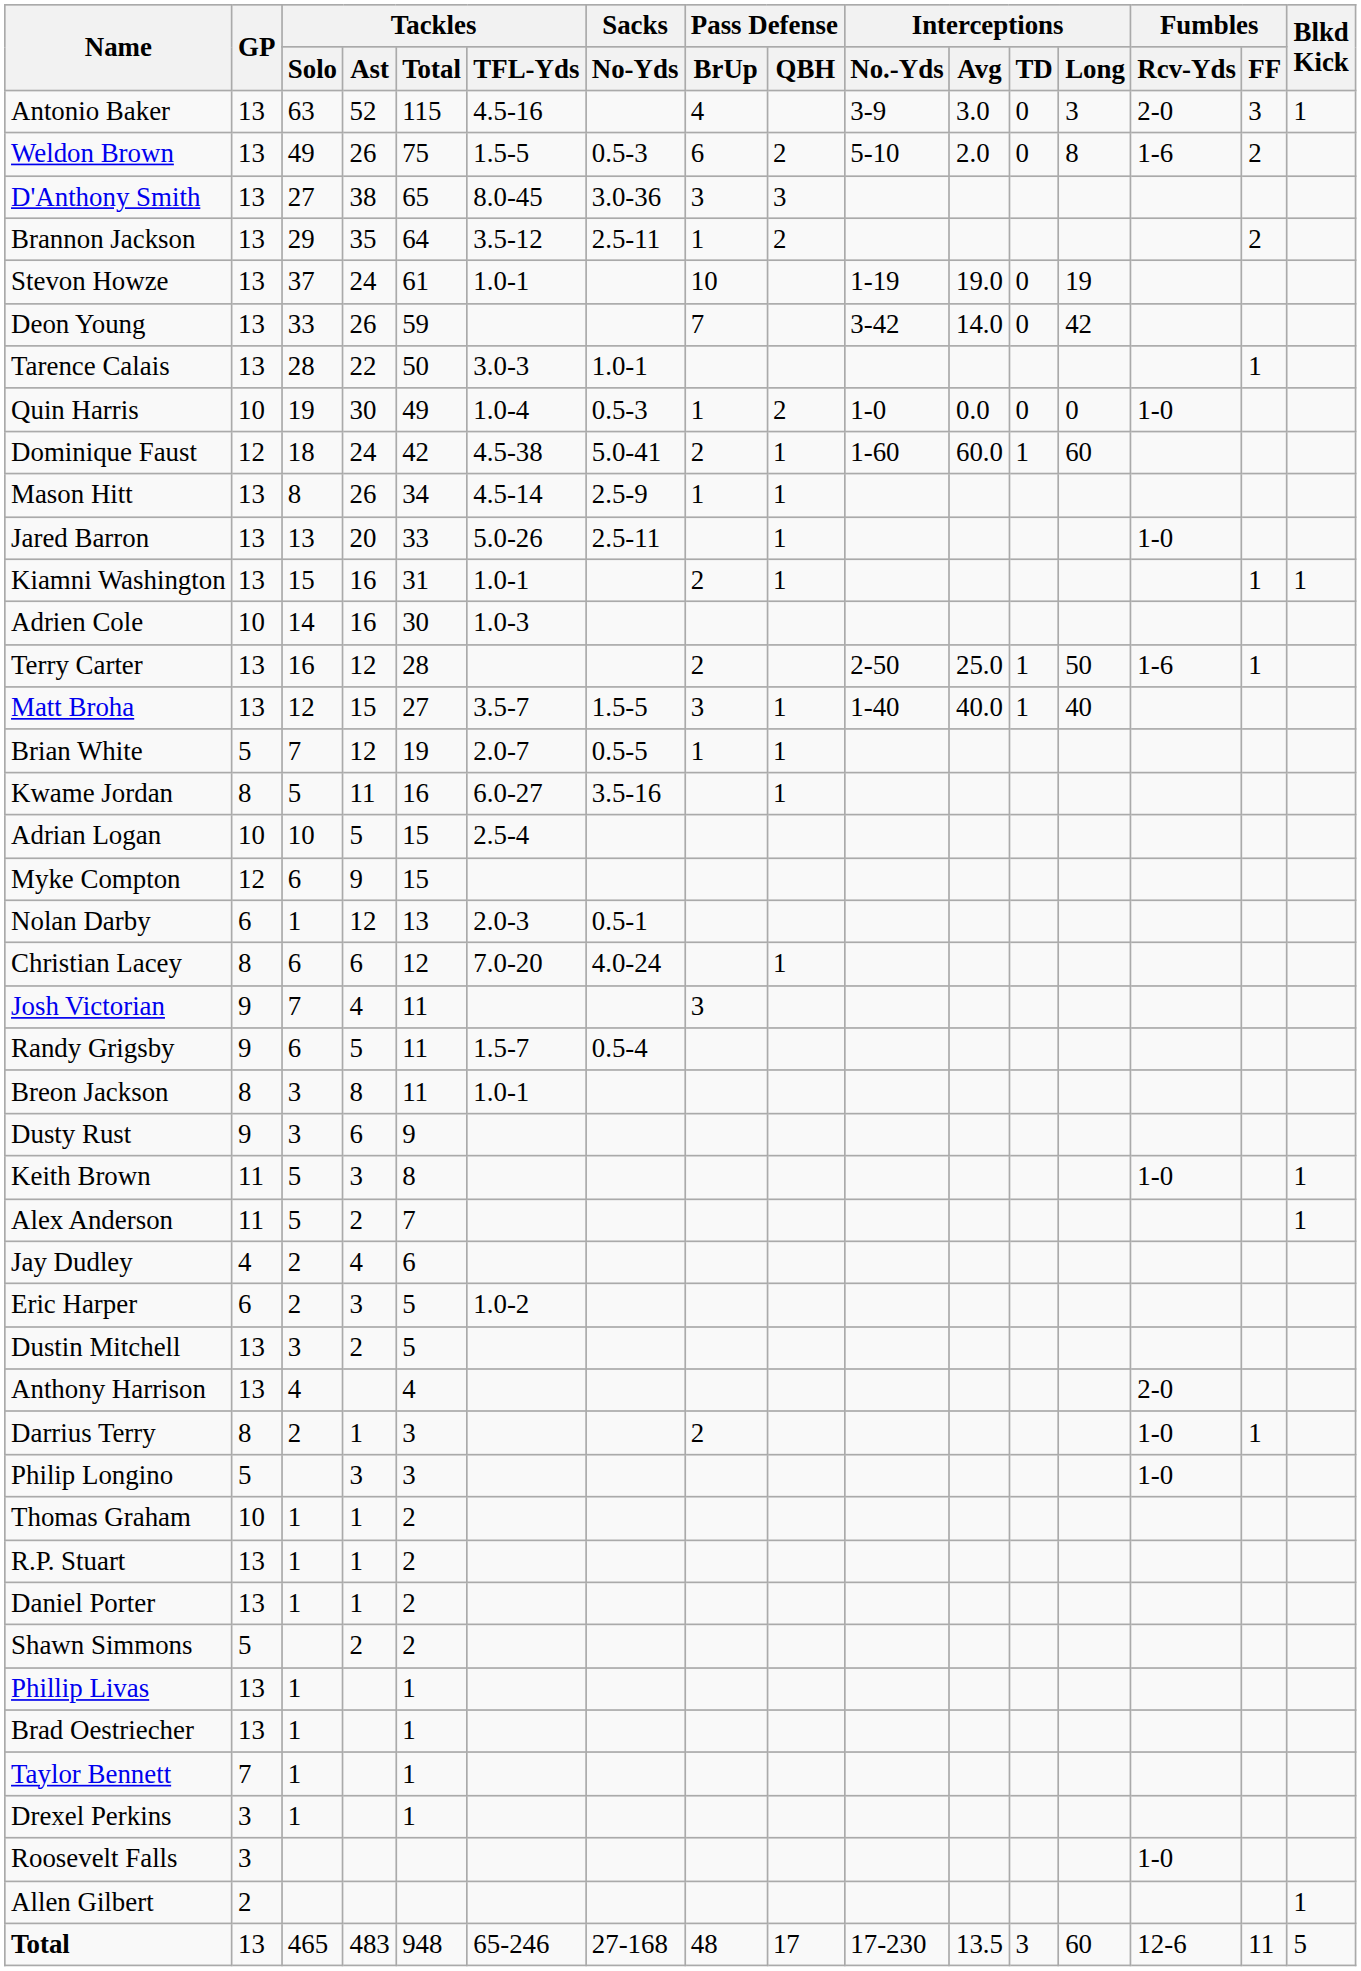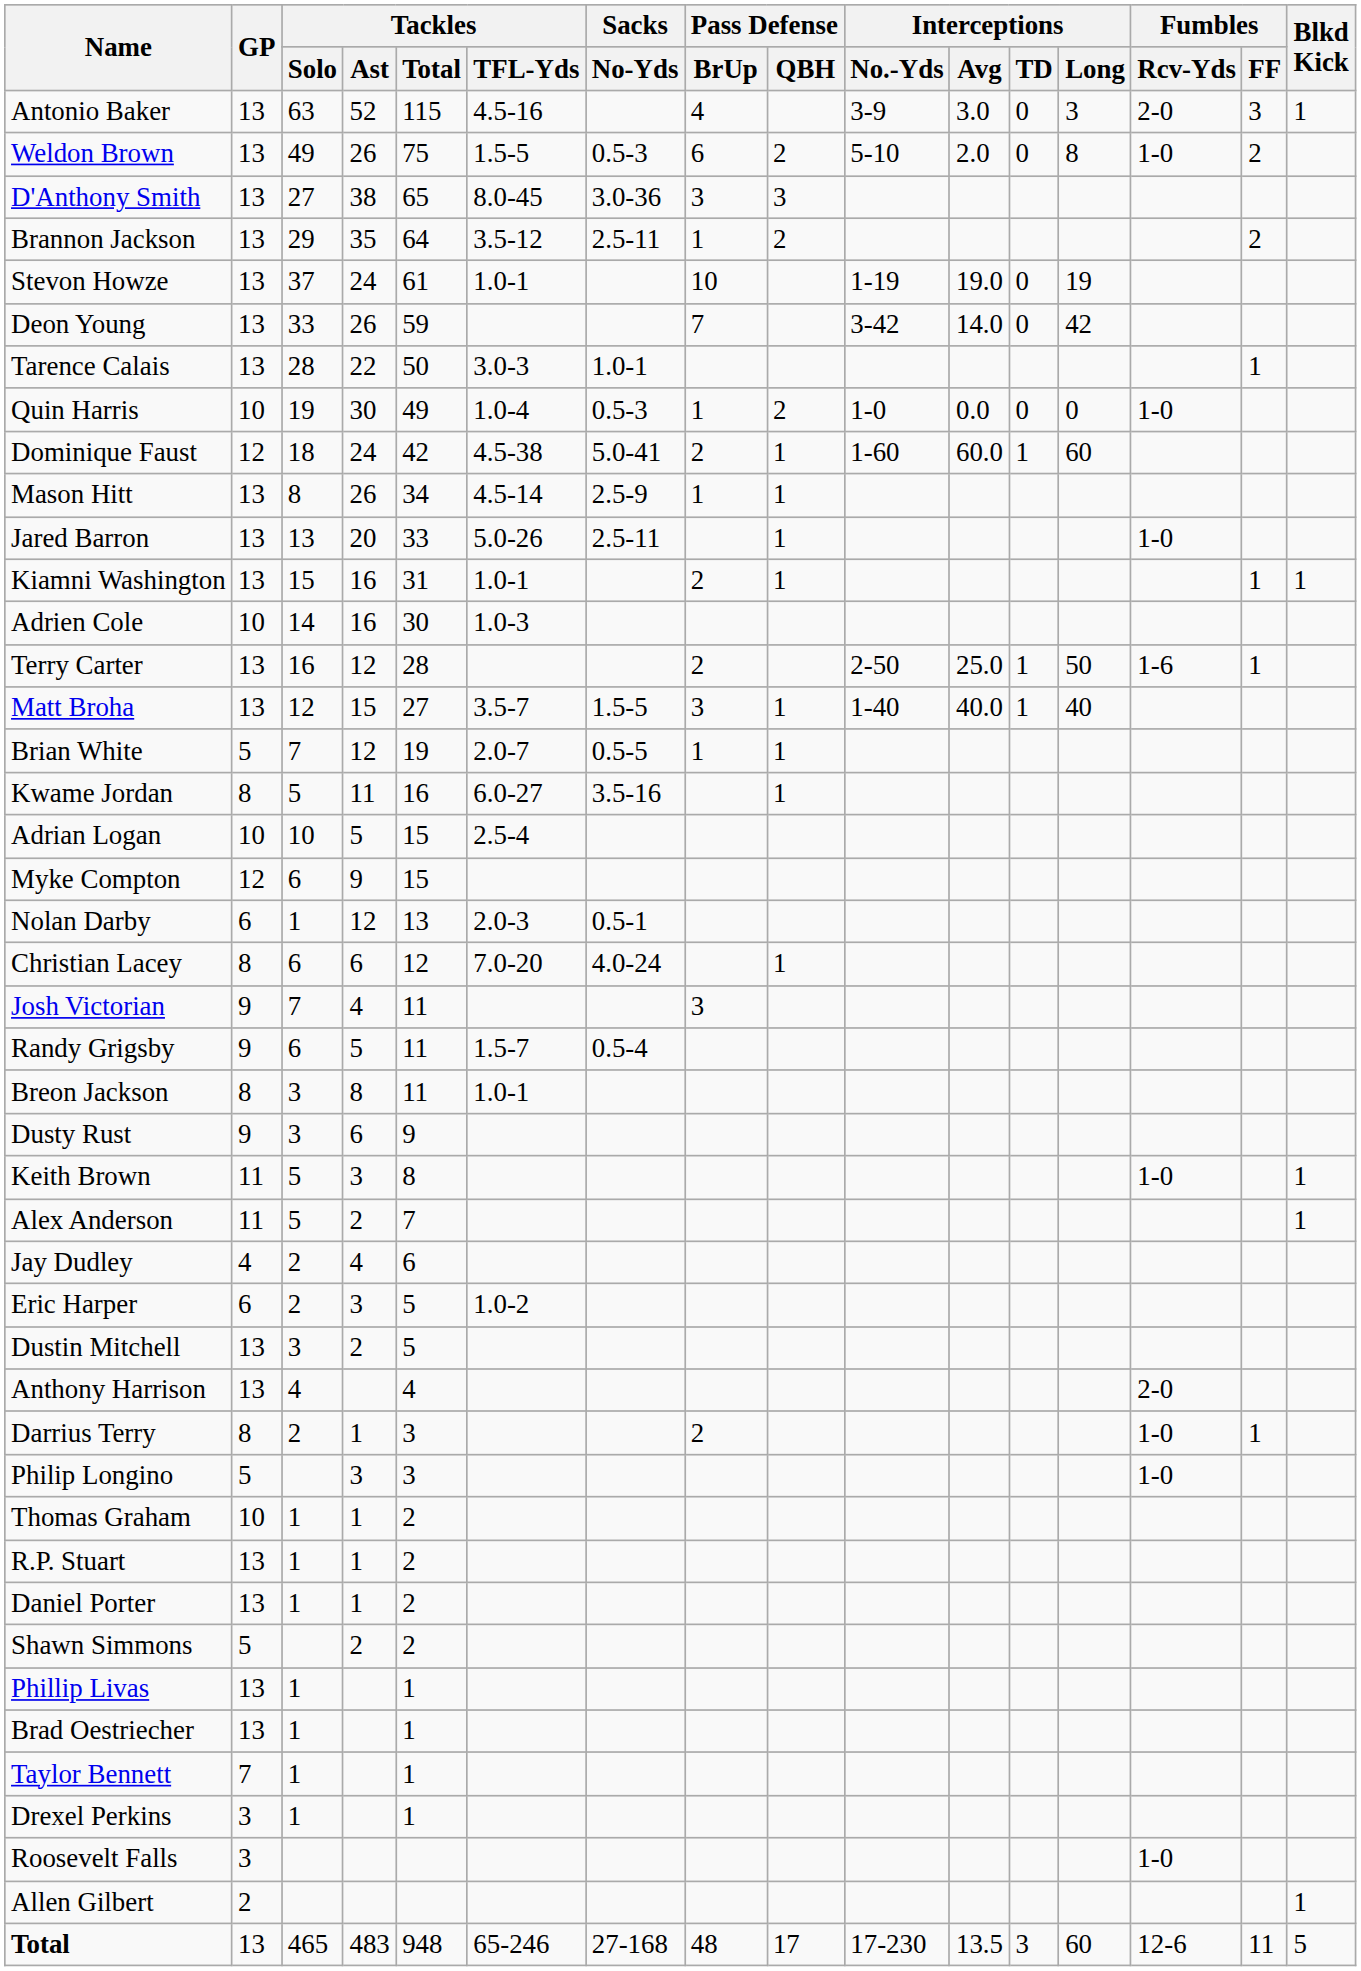(1155, 153) 1-6 -> (1155, 153) 1-0
